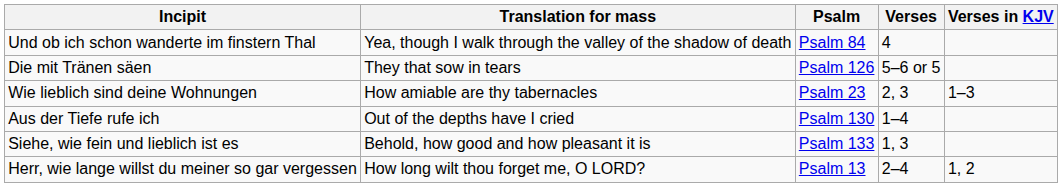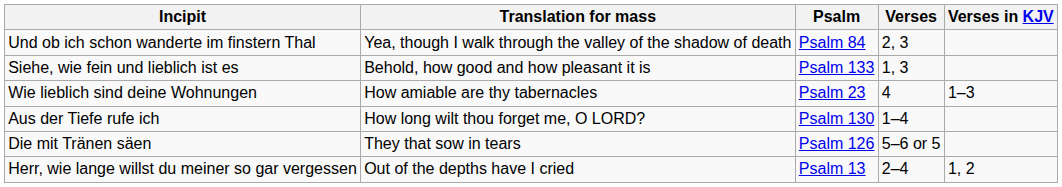(886, 42) 4 -> (895, 42) 2, 3
rows swapped: (123, 144) <-> (80, 67)
(895, 93) 2, 3 -> (886, 93) 4
(469, 118) Out of the depths have I cried -> (505, 118) How long wilt thou forget me, O LORD?
(505, 169) How long wilt thou forget me, O LORD? -> (469, 169) Out of the depths have I cried
